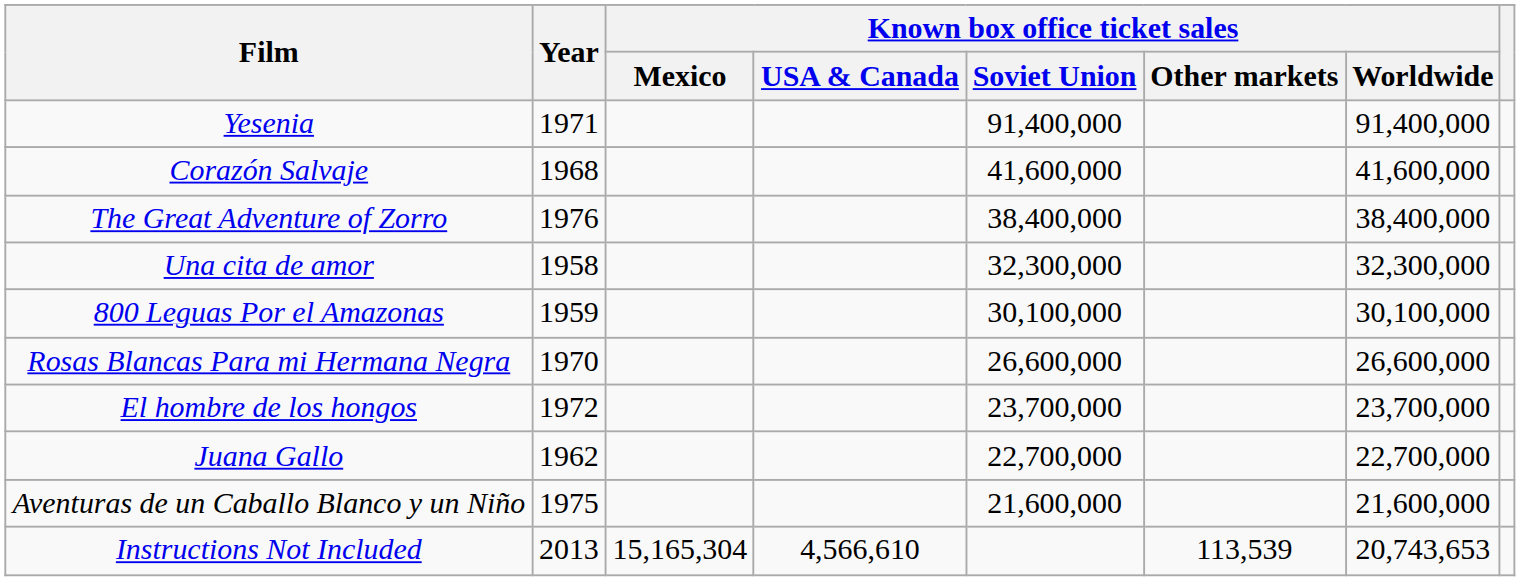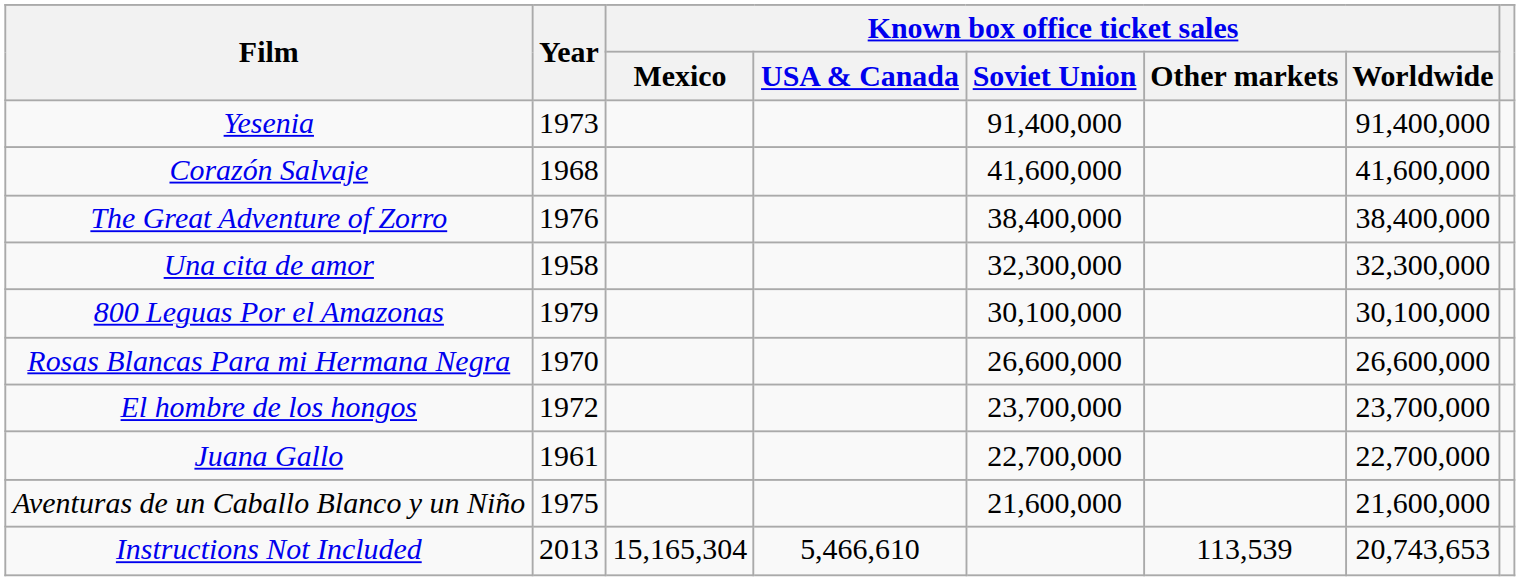(569, 123) 1971 -> (569, 123) 1973
(569, 312) 1959 -> (569, 312) 1979
(569, 455) 1962 -> (569, 455) 1961
(860, 550) 4,566,610 -> (860, 550) 5,466,610
